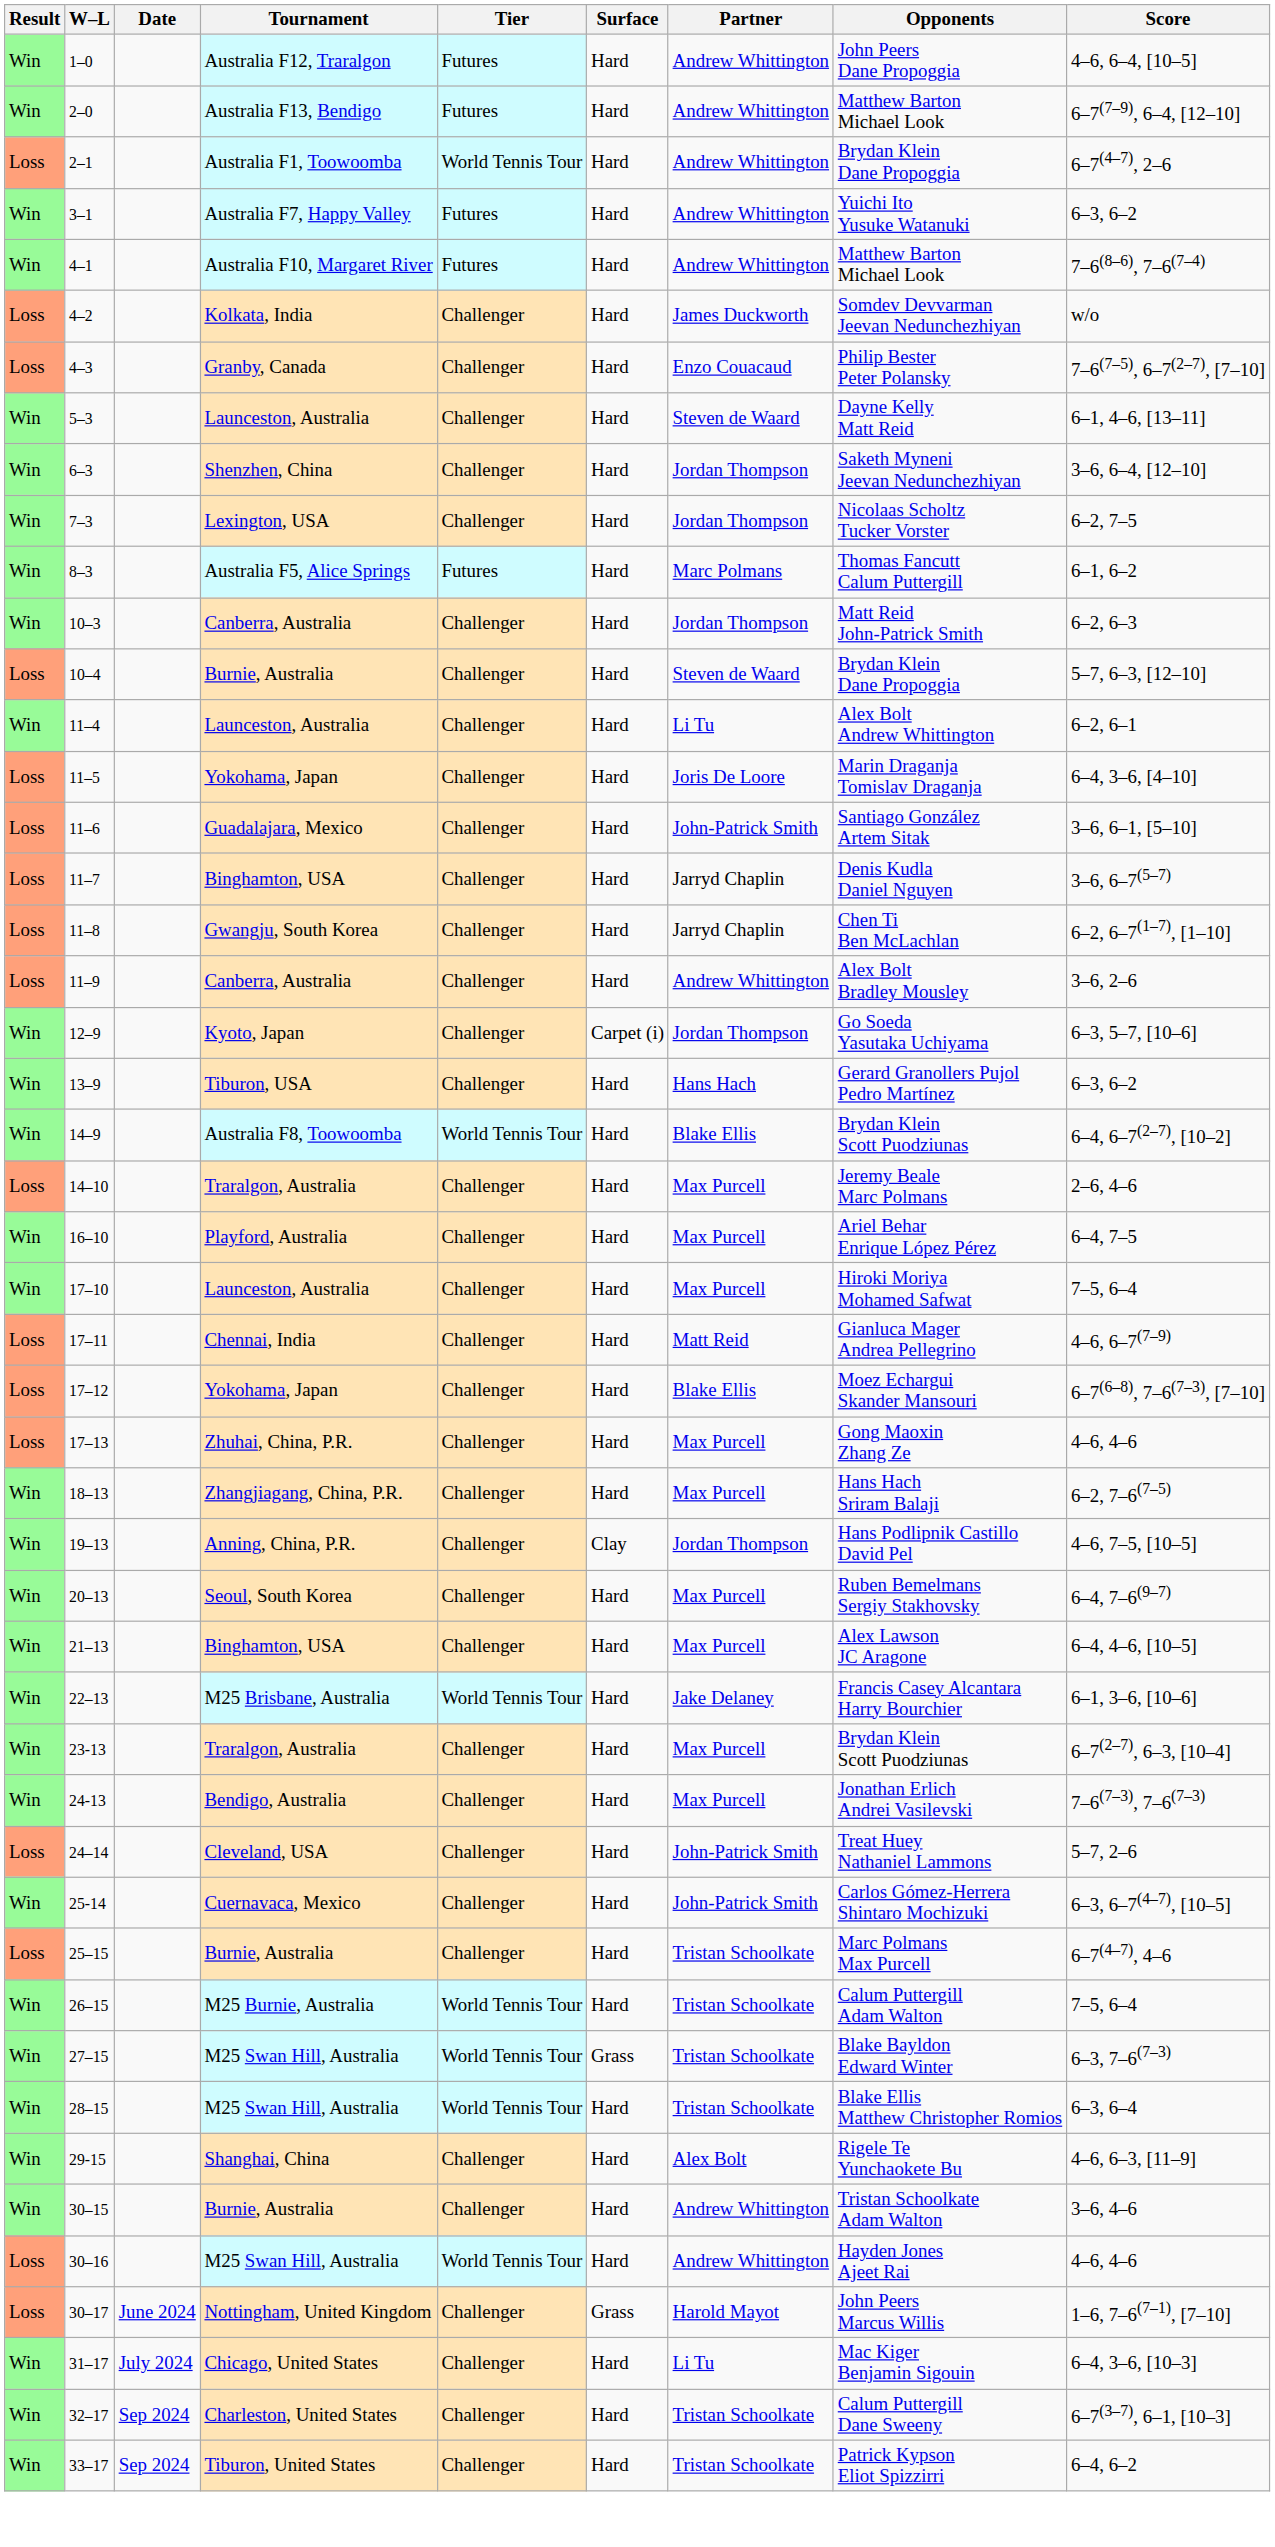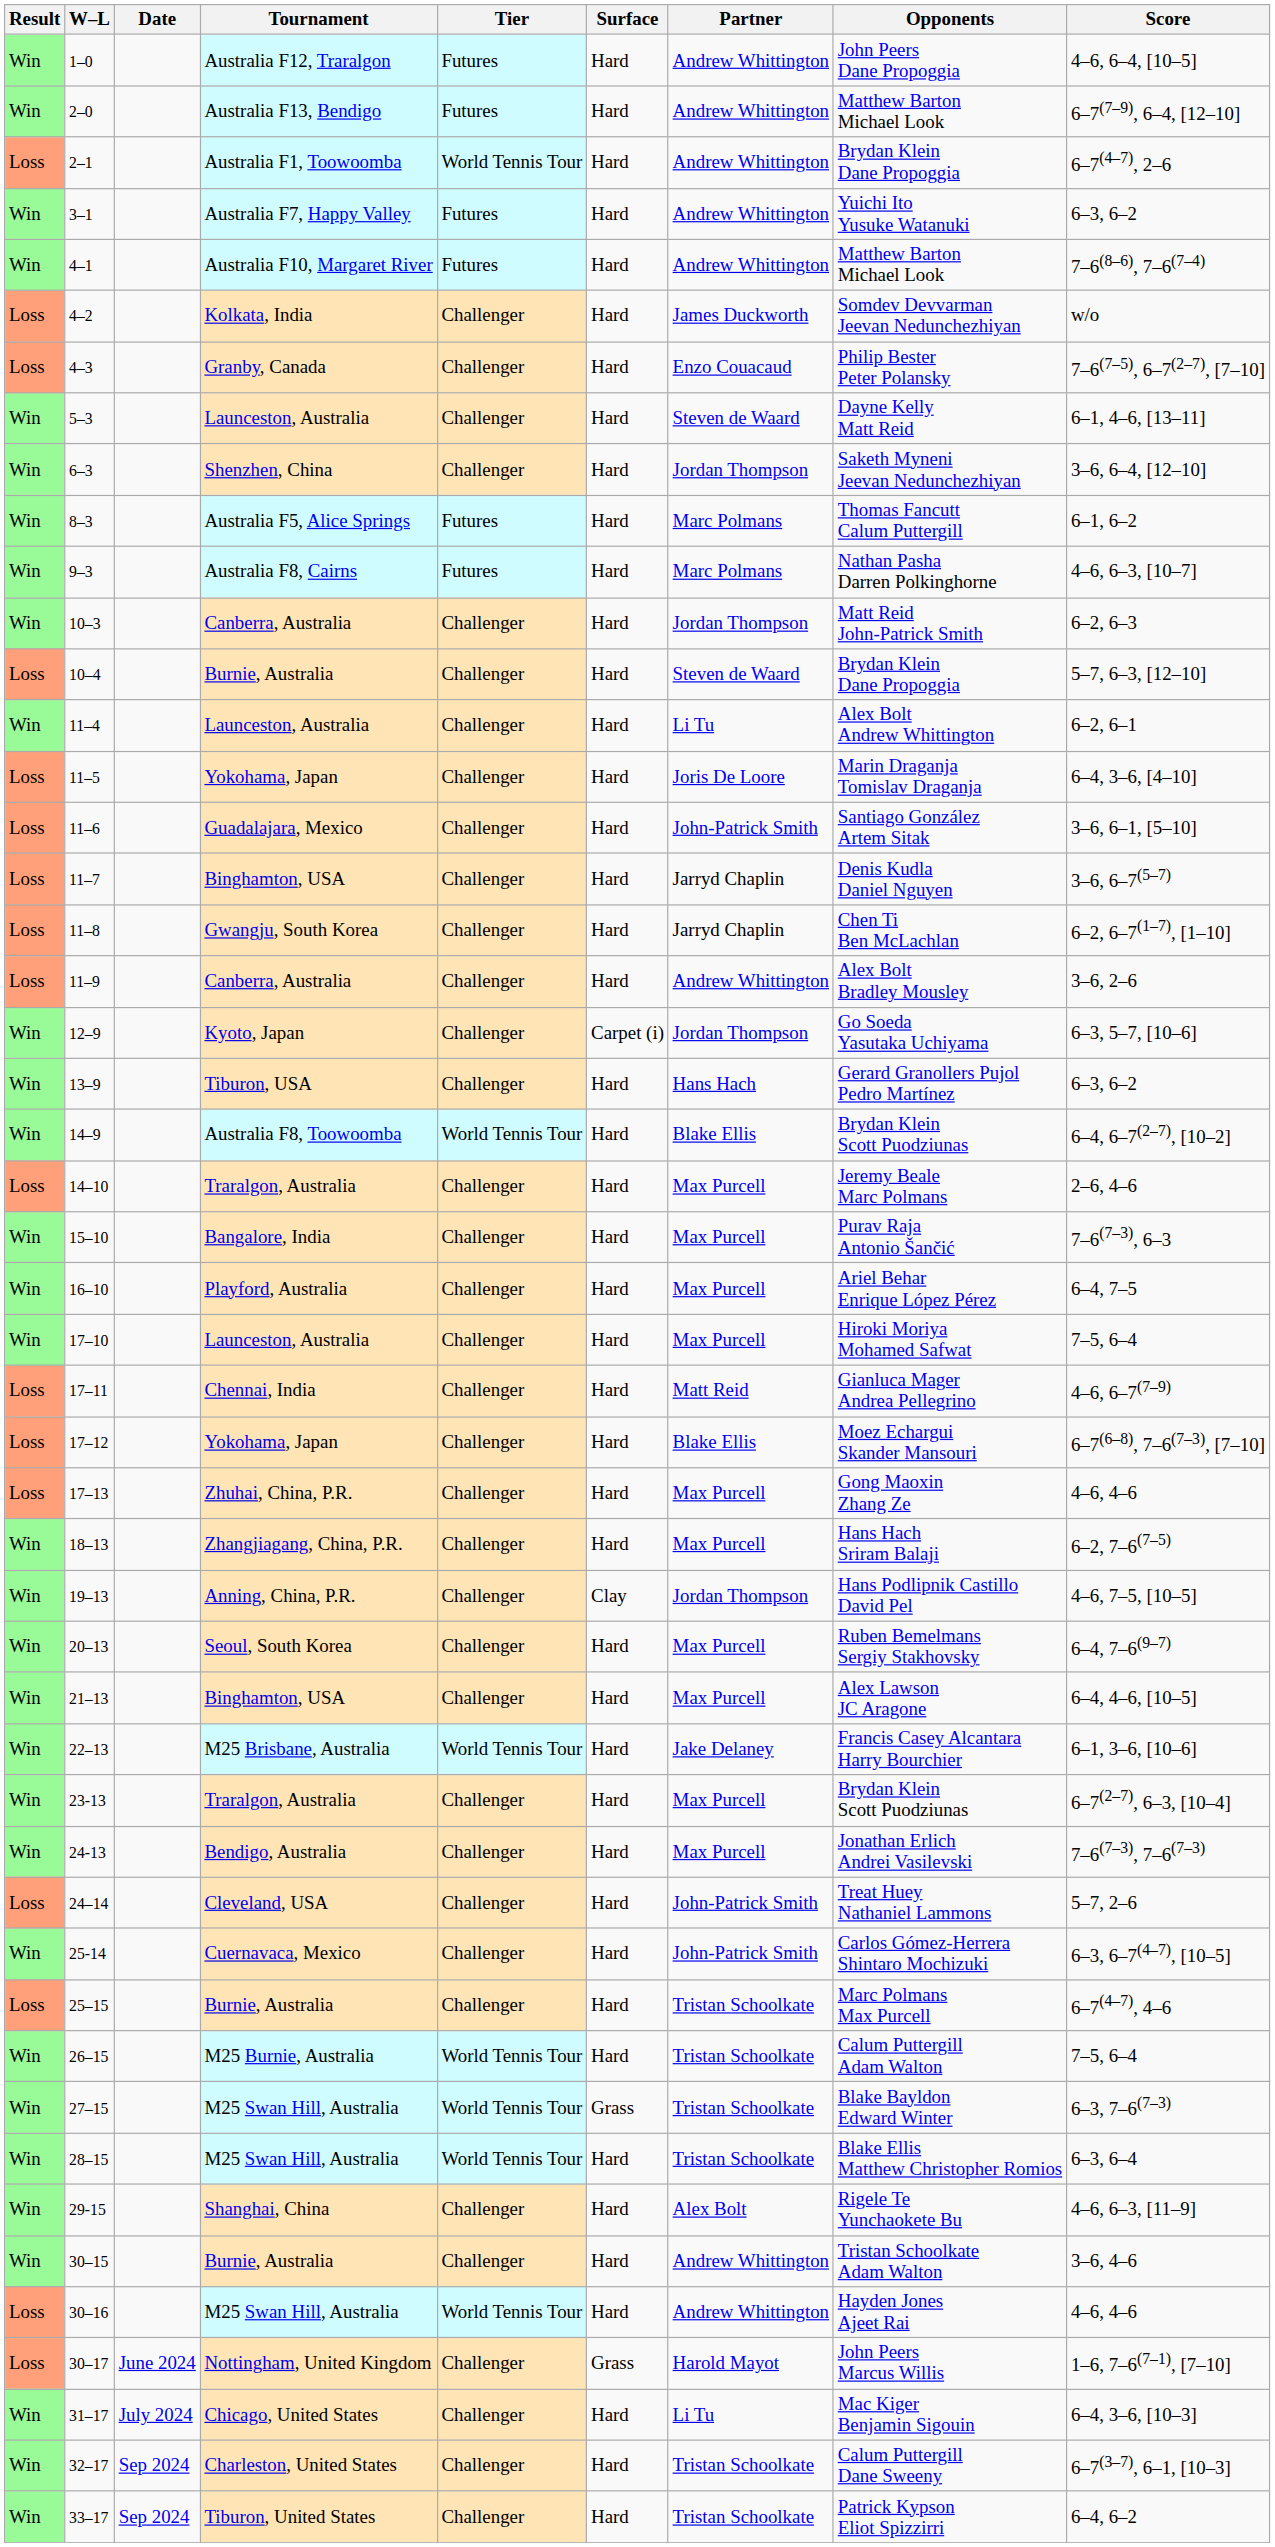- row: (81, 521)
+ row: (81, 573)
+ row: (89, 1238)
